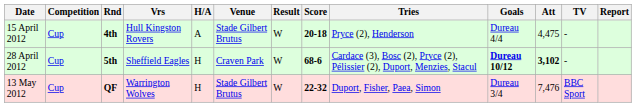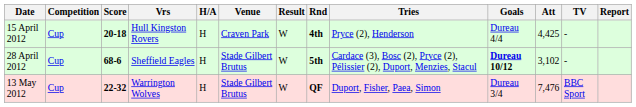columns swapped: (113, 12) <-> (316, 12)
(198, 33) A -> (203, 33) H
(242, 33) Stade Gilbert Brutus -> (245, 33) Craven Park
(549, 33) 4,475 -> (549, 33) 4,425
(240, 60) Craven Park -> (247, 60) Stade Gilbert Brutus
(549, 60) bold -> (549, 60) normal
